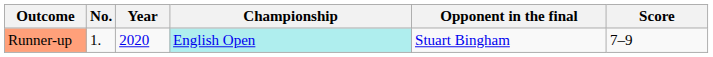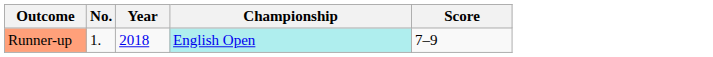- column: (509, 16)
(134, 40) 2020 -> (134, 40) 2018
